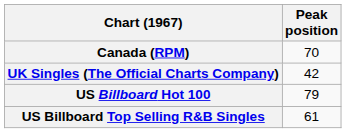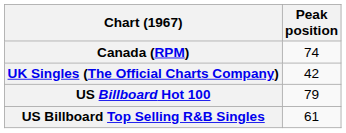(312, 52) 70 -> (312, 52) 74
